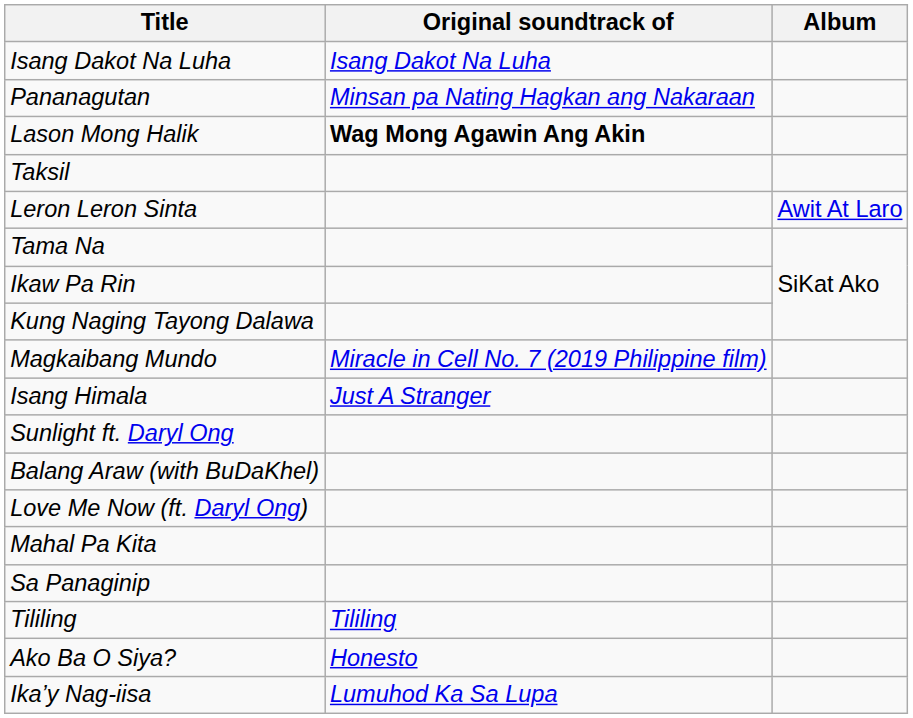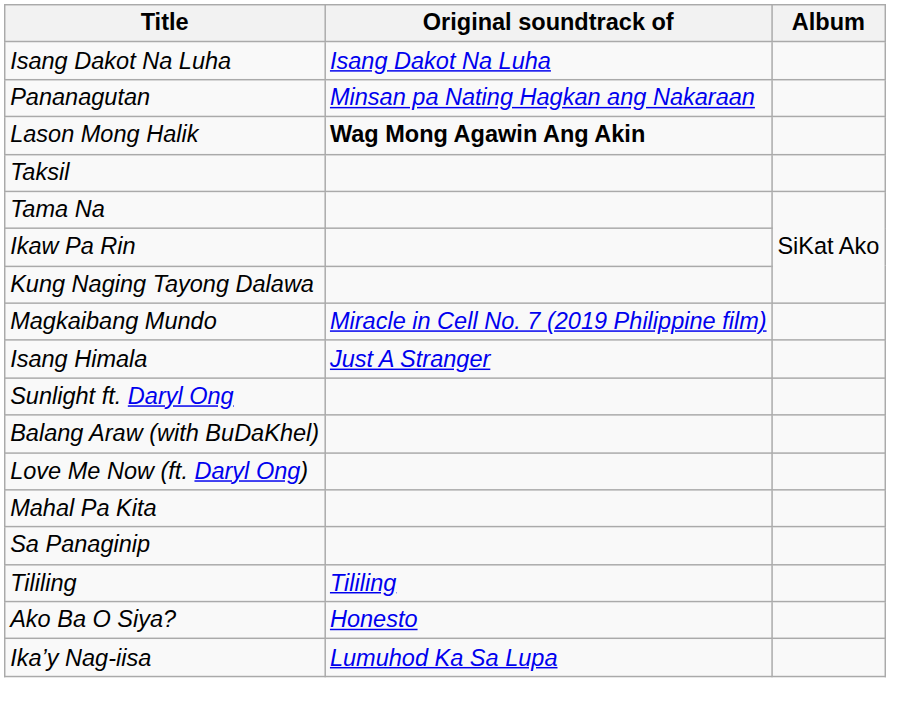- row: (104, 209)
